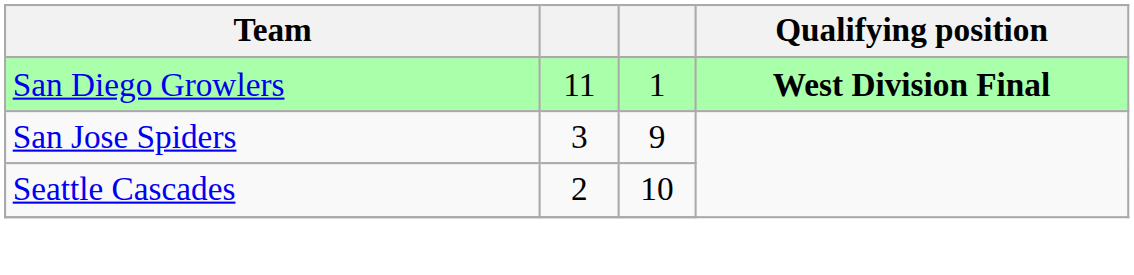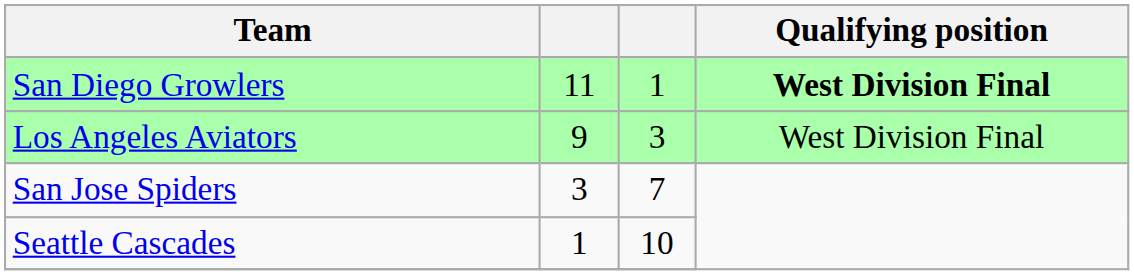+ row: (155, 136)
(657, 136) 9 -> (657, 189) 7
(579, 189) 2 -> (579, 242) 1
